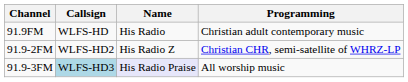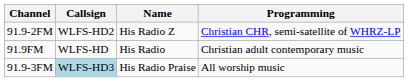rows swapped: (25, 31) <-> (30, 49)
(158, 67) lavender background -> (158, 67) no background
